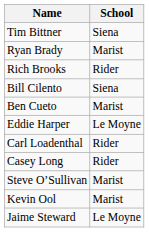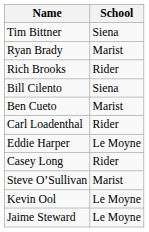rows swapped: (38, 124) <-> (45, 143)
(108, 198) Marist -> (117, 198) Le Moyne
